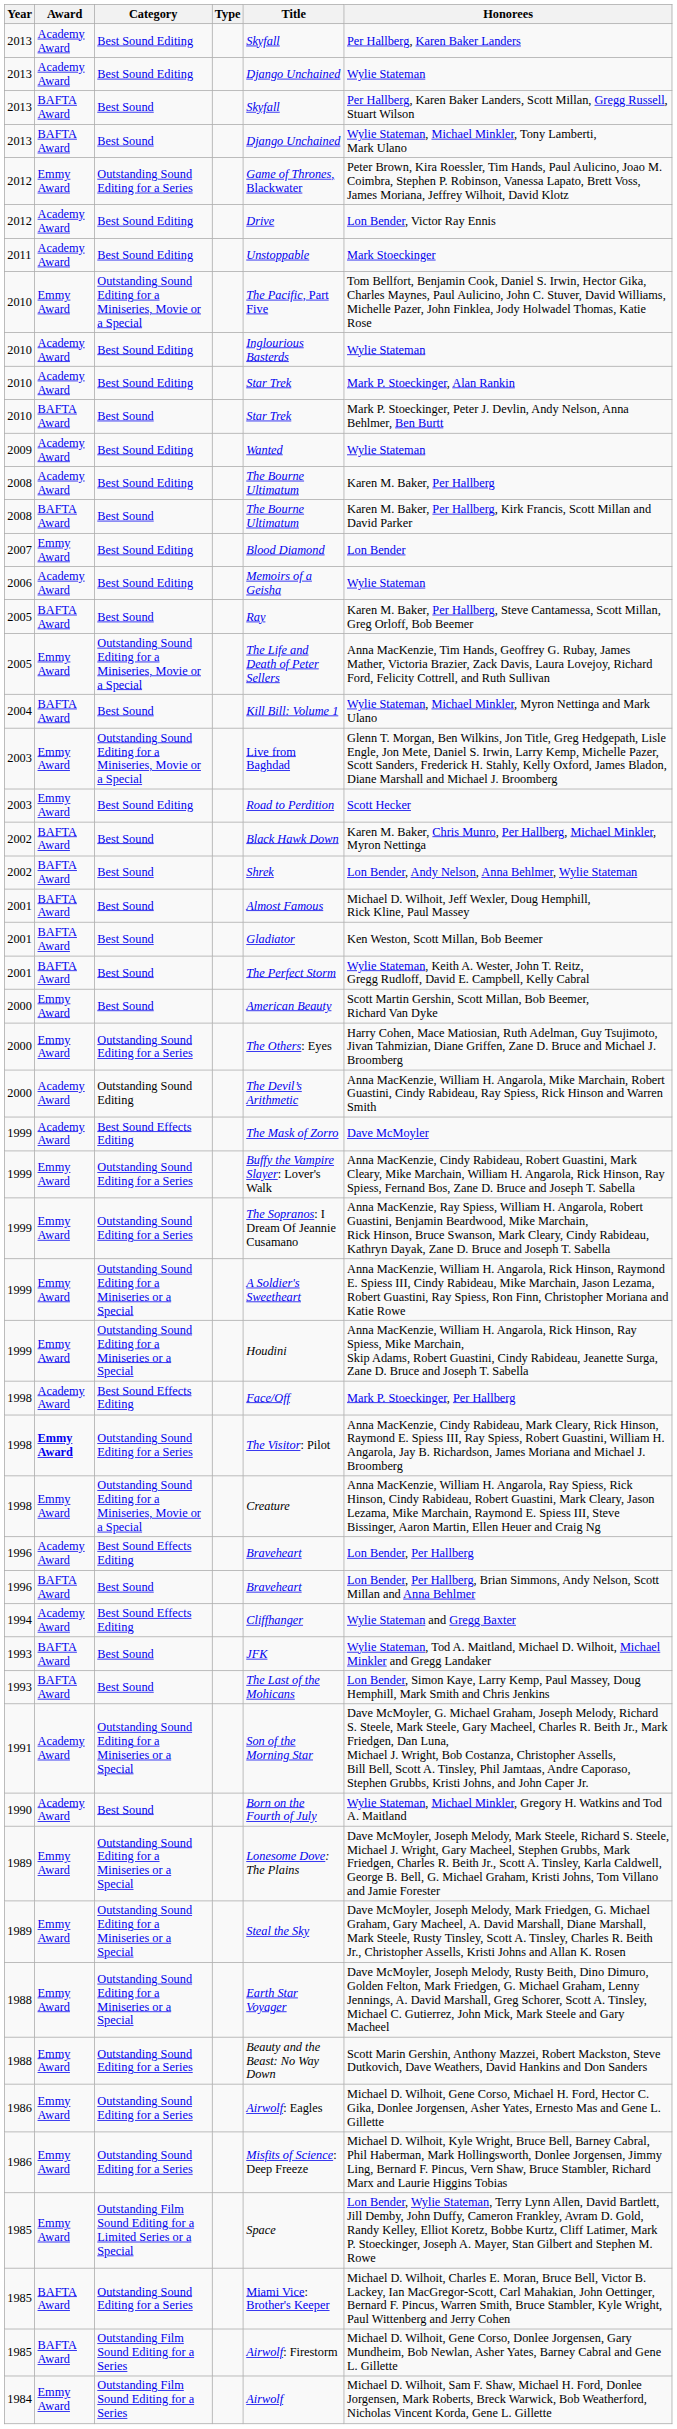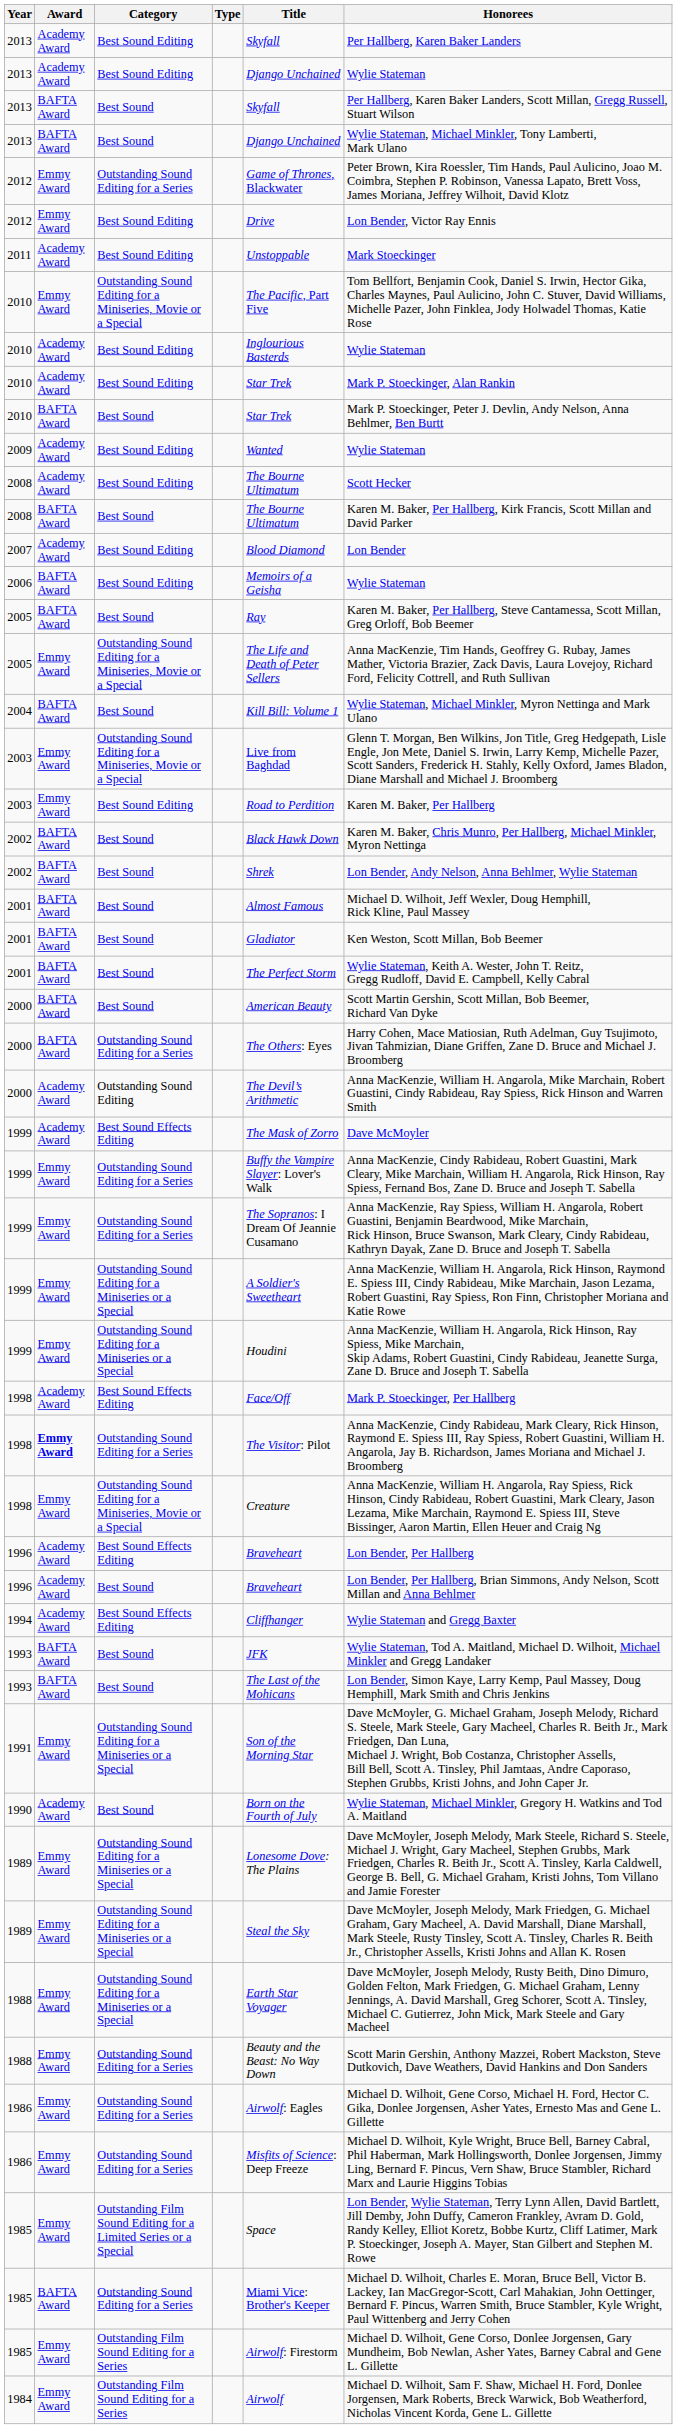(61, 221) Academy Award -> (54, 221) Emmy Award
(421, 483) Karen M. Baker, Per Hallberg -> (379, 483) Scott Hecker
(54, 549) Emmy Award -> (61, 549) Academy Award
(61, 583) Academy Award -> (57, 583) BAFTA Award
(379, 805) Scott Hecker -> (421, 805) Karen M. Baker, Per Hallberg
(54, 1006) Emmy Award -> (57, 1006) BAFTA Award
(54, 1046) Emmy Award -> (57, 1046) BAFTA Award
(57, 1587) BAFTA Award -> (61, 1587) Academy Award
(61, 1748) Academy Award -> (54, 1748) Emmy Award
(57, 2352) BAFTA Award -> (54, 2352) Emmy Award
